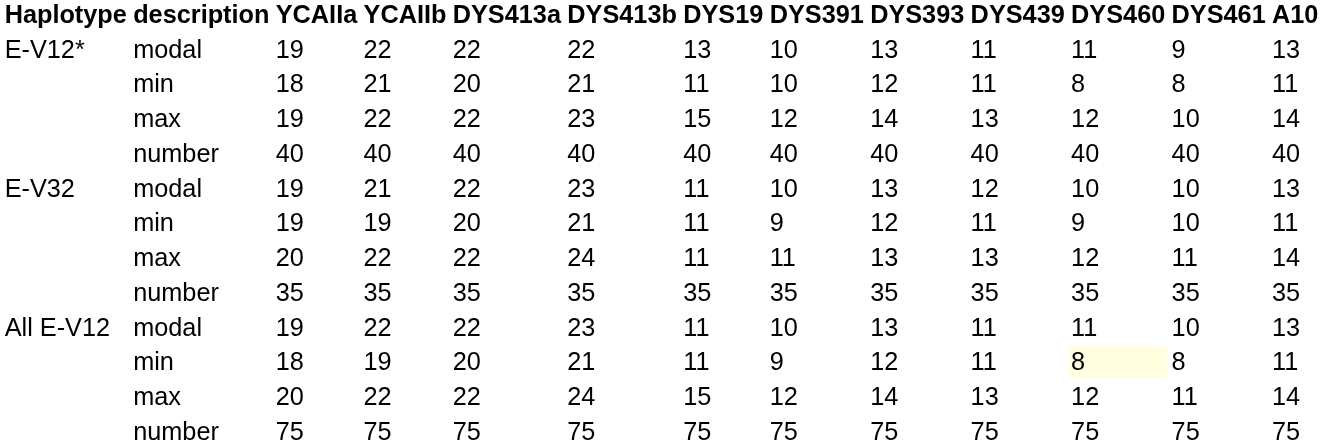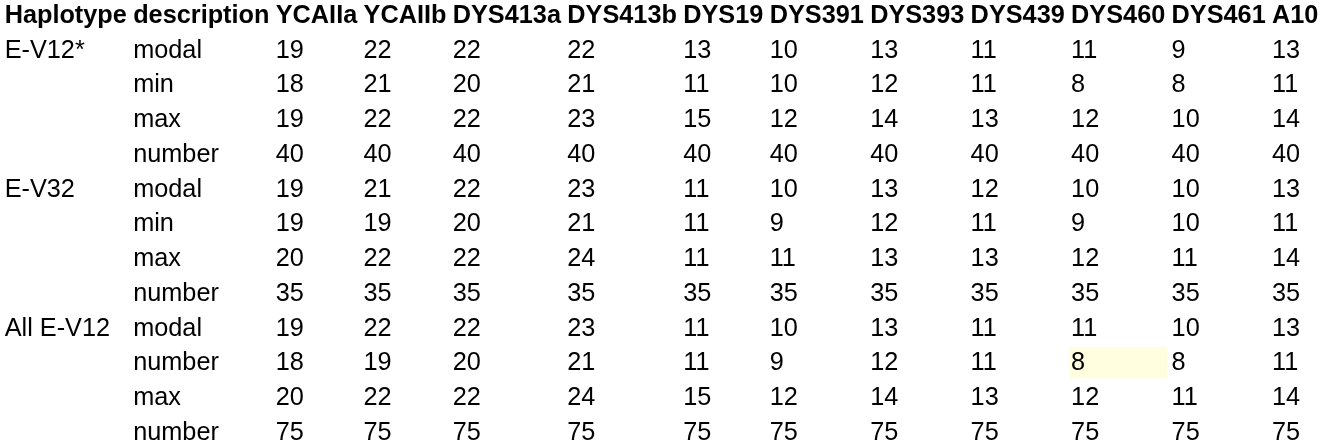(154, 362) min -> (176, 362) number
